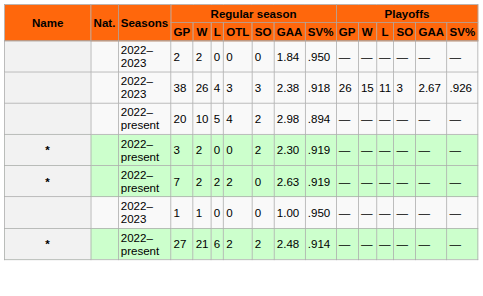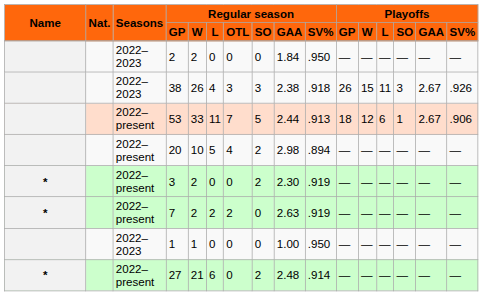+ row: (175, 119)
(229, 244) 2 -> (229, 275) 0
